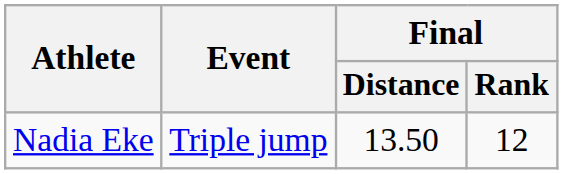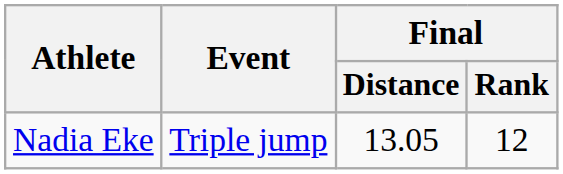(401, 140) 13.50 -> (401, 140) 13.05
